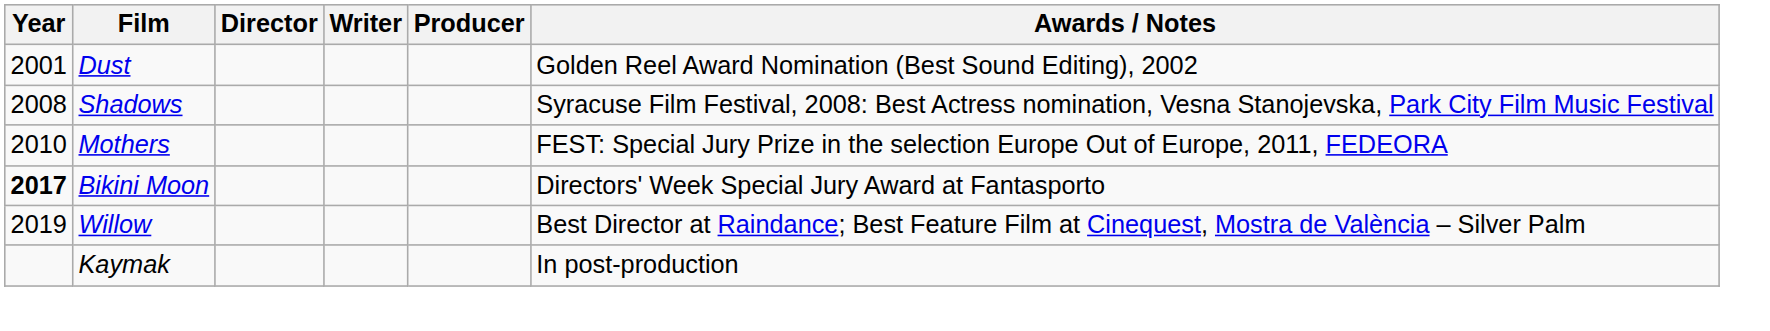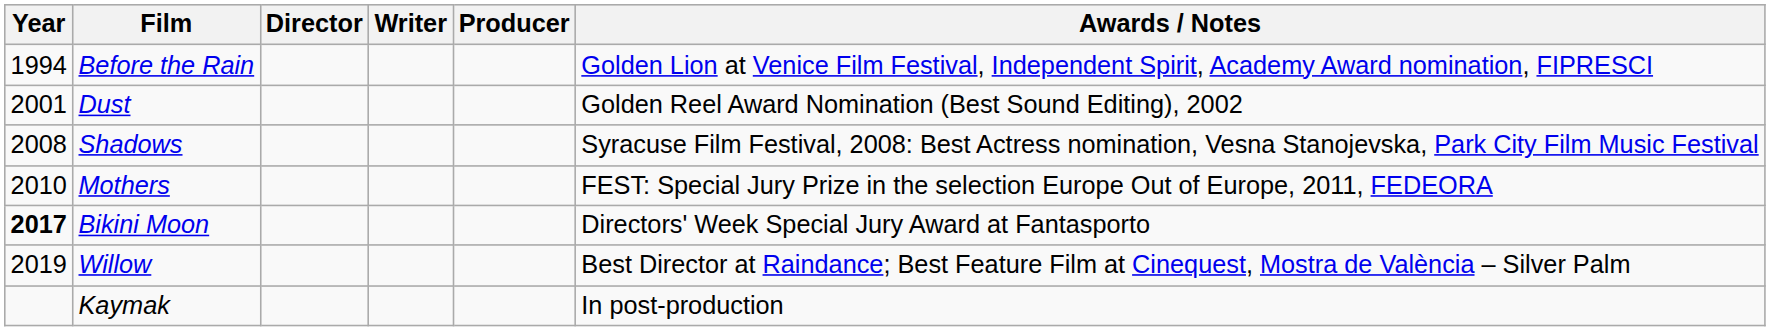+ row: (166, 64)
